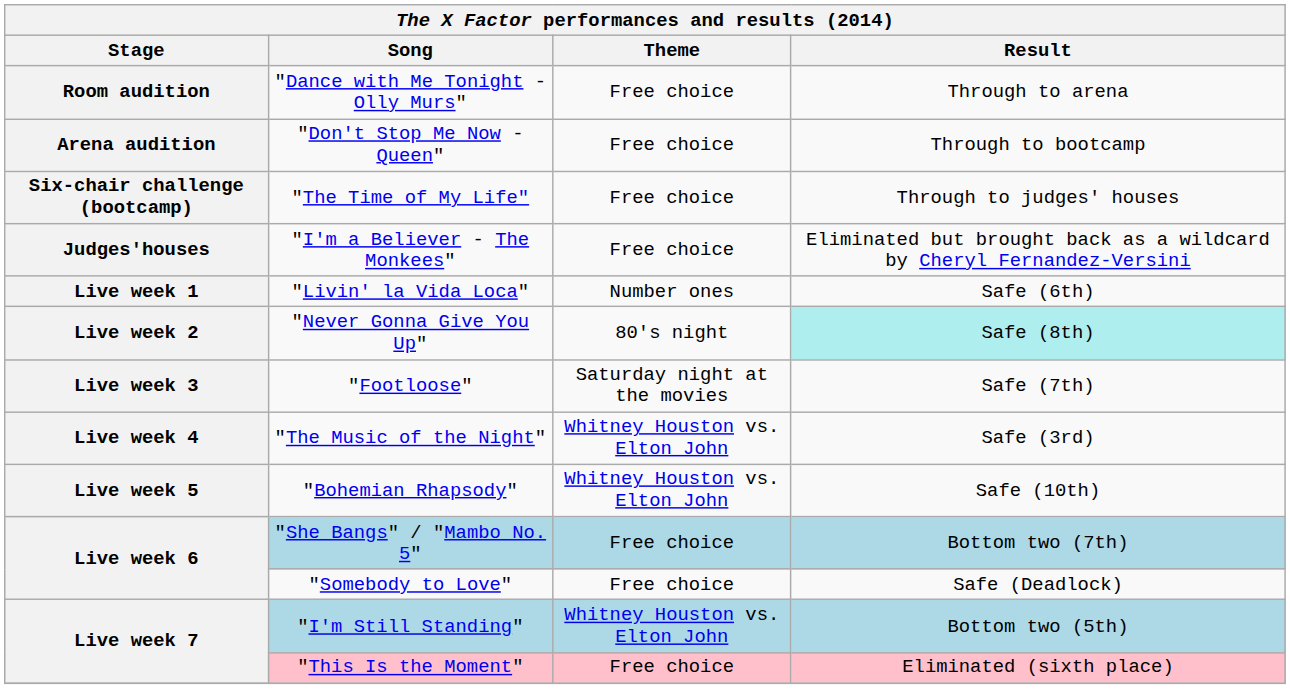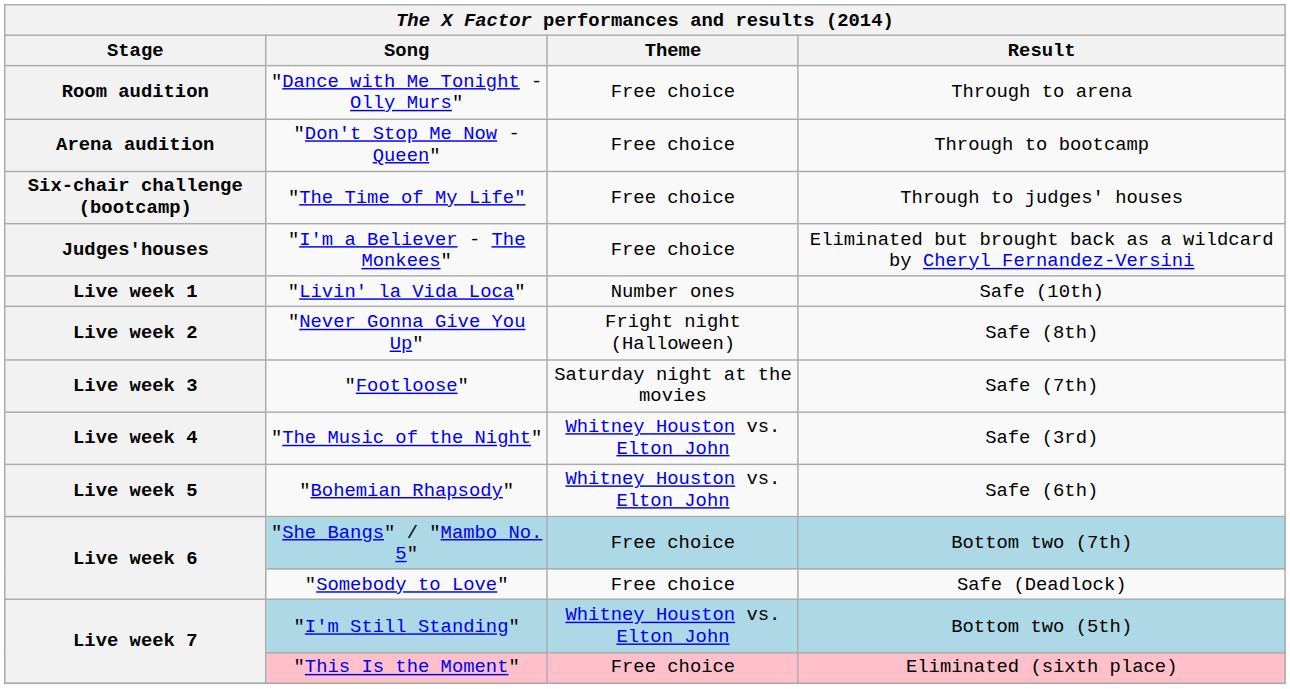(1038, 291) Safe (6th) -> (1042, 291) Safe (10th)
(672, 333) 80's night -> (673, 333) Fright night (Halloween)
(1038, 333) paleturquoise background -> (1042, 333) no background
(1038, 490) Safe (10th) -> (1042, 490) Safe (6th)
